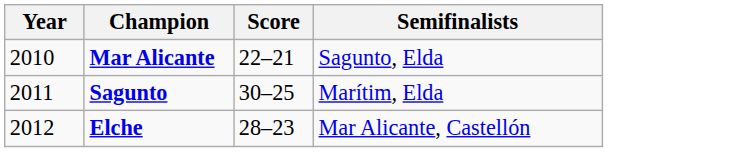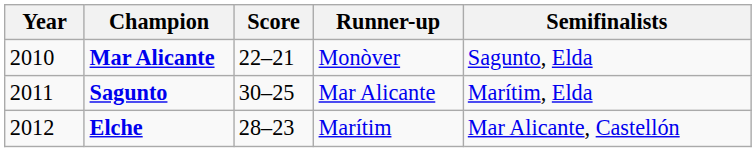+ column: (388, 22)
